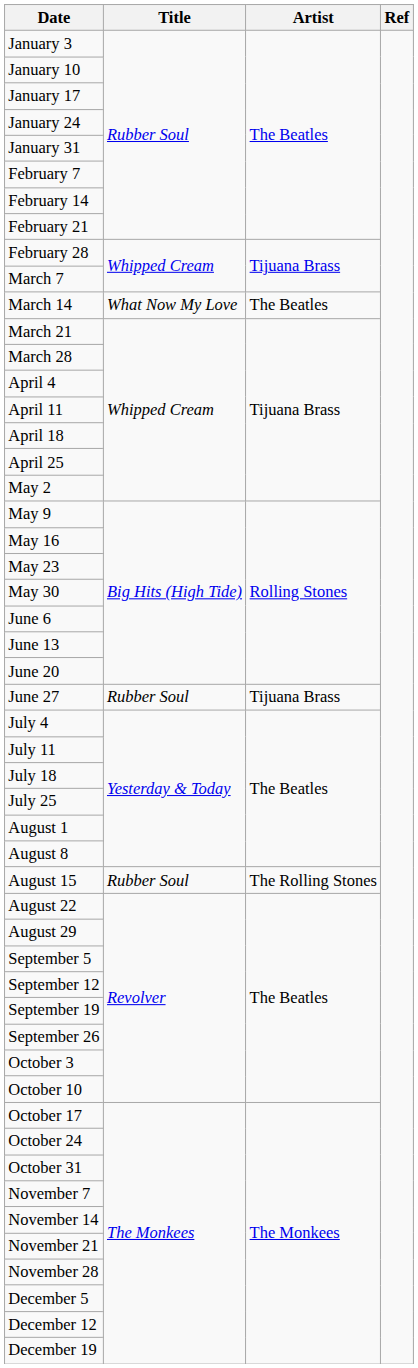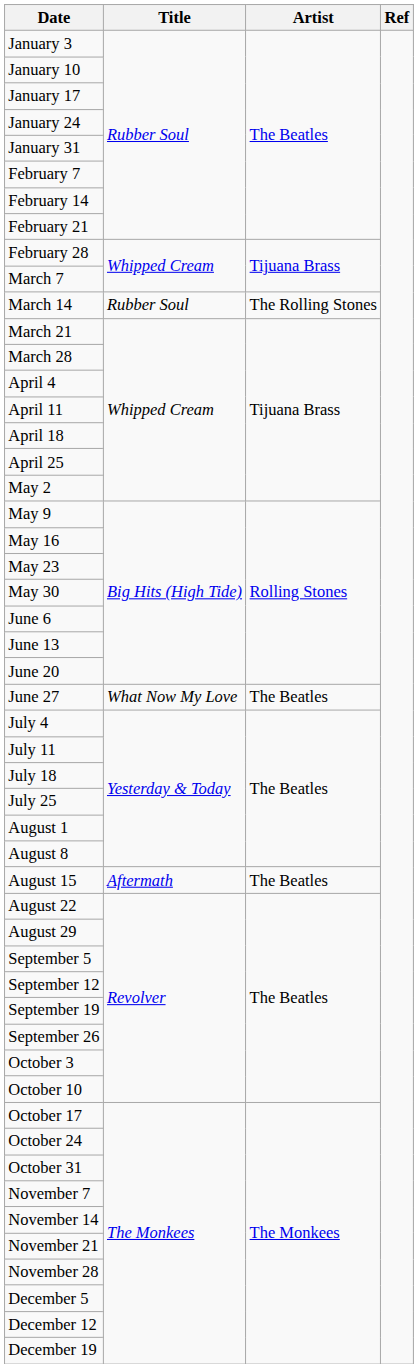(172, 305) What Now My Love -> (148, 305) Rubber Soul
(289, 305) The Beatles -> (313, 305) The Rolling Stones
(148, 697) Rubber Soul -> (172, 697) What Now My Love
(295, 697) Tijuana Brass -> (289, 697) The Beatles
(148, 880) Rubber Soul -> (140, 880) Aftermath
(313, 880) The Rolling Stones -> (289, 880) The Beatles
